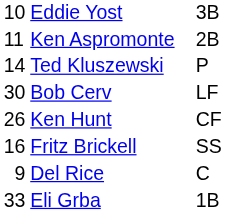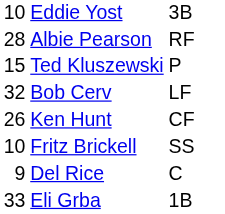- row: (111, 39)
+ row: (91, 39)
(15, 66) 14 -> (15, 66) 15
(15, 93) 30 -> (15, 93) 32
(15, 146) 16 -> (15, 146) 10
